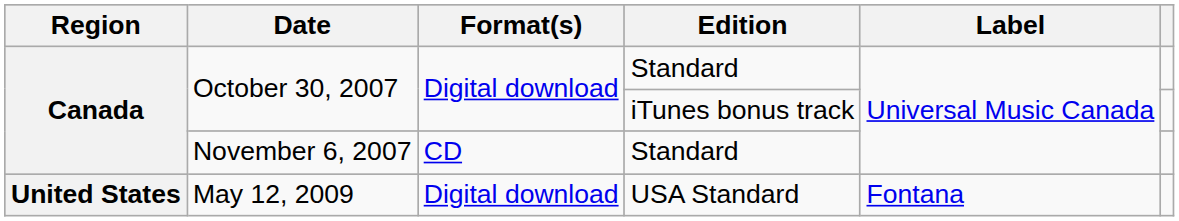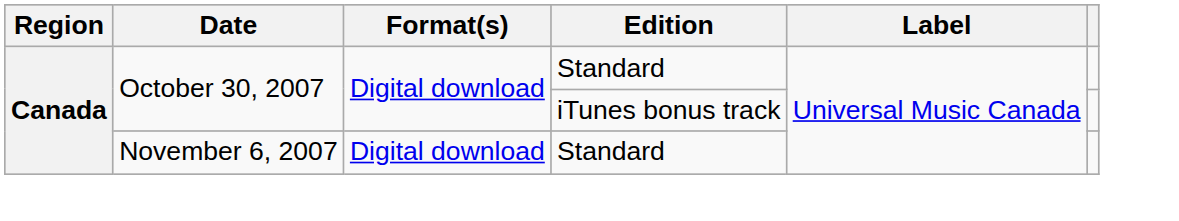(443, 151) CD -> (447, 151) Digital download
- row: (273, 194)
